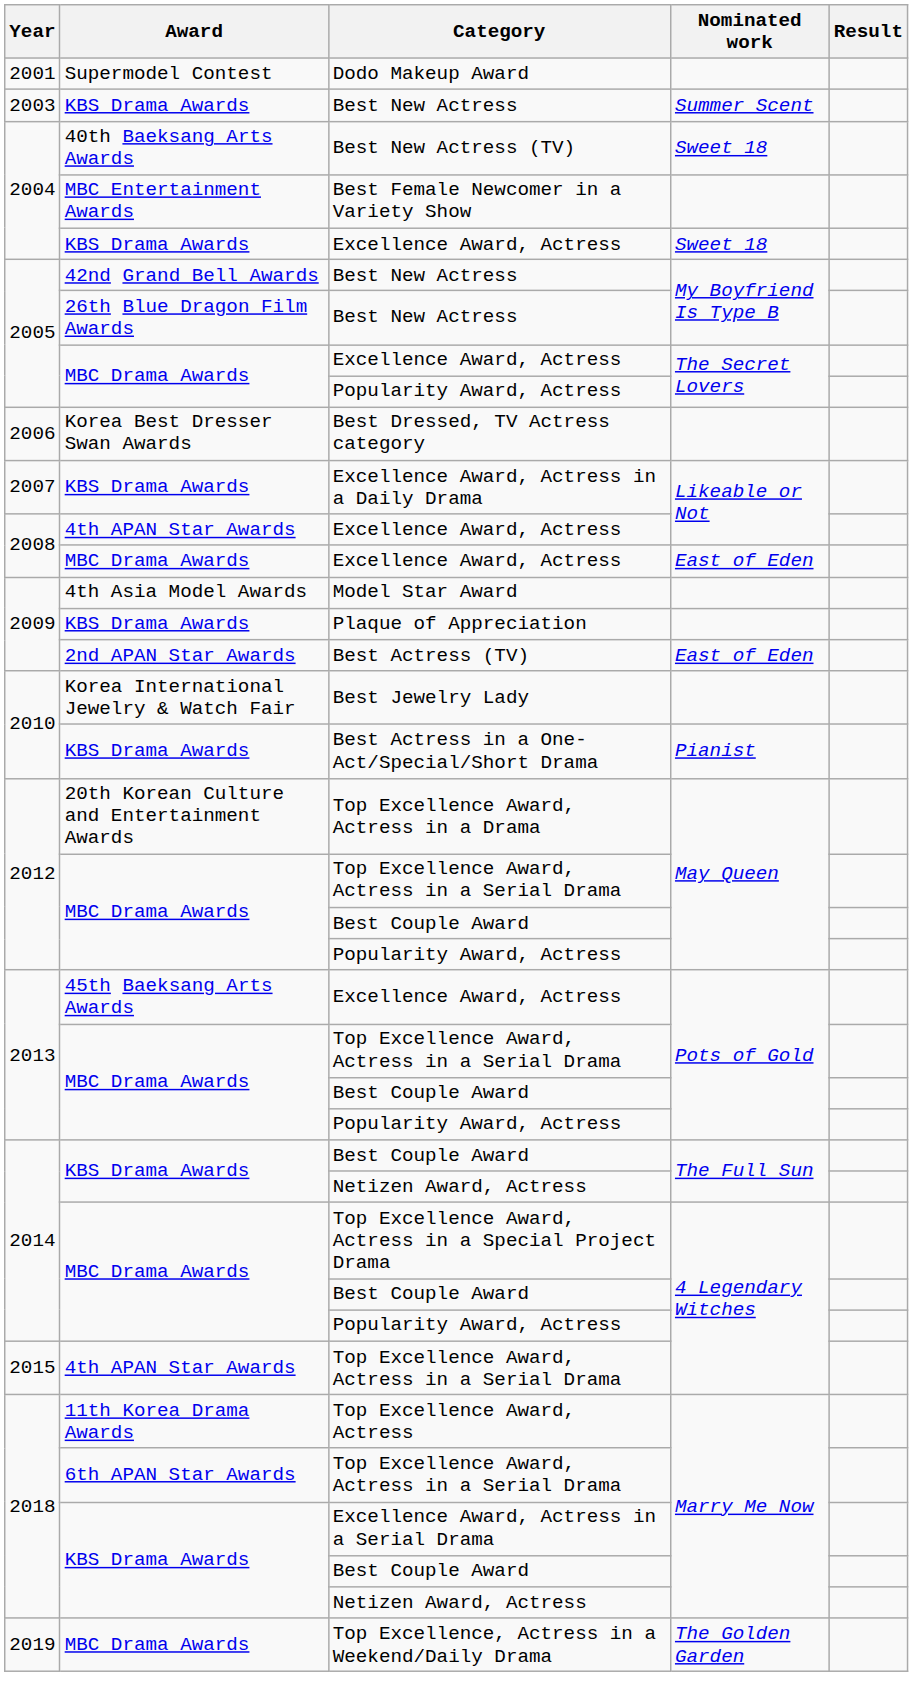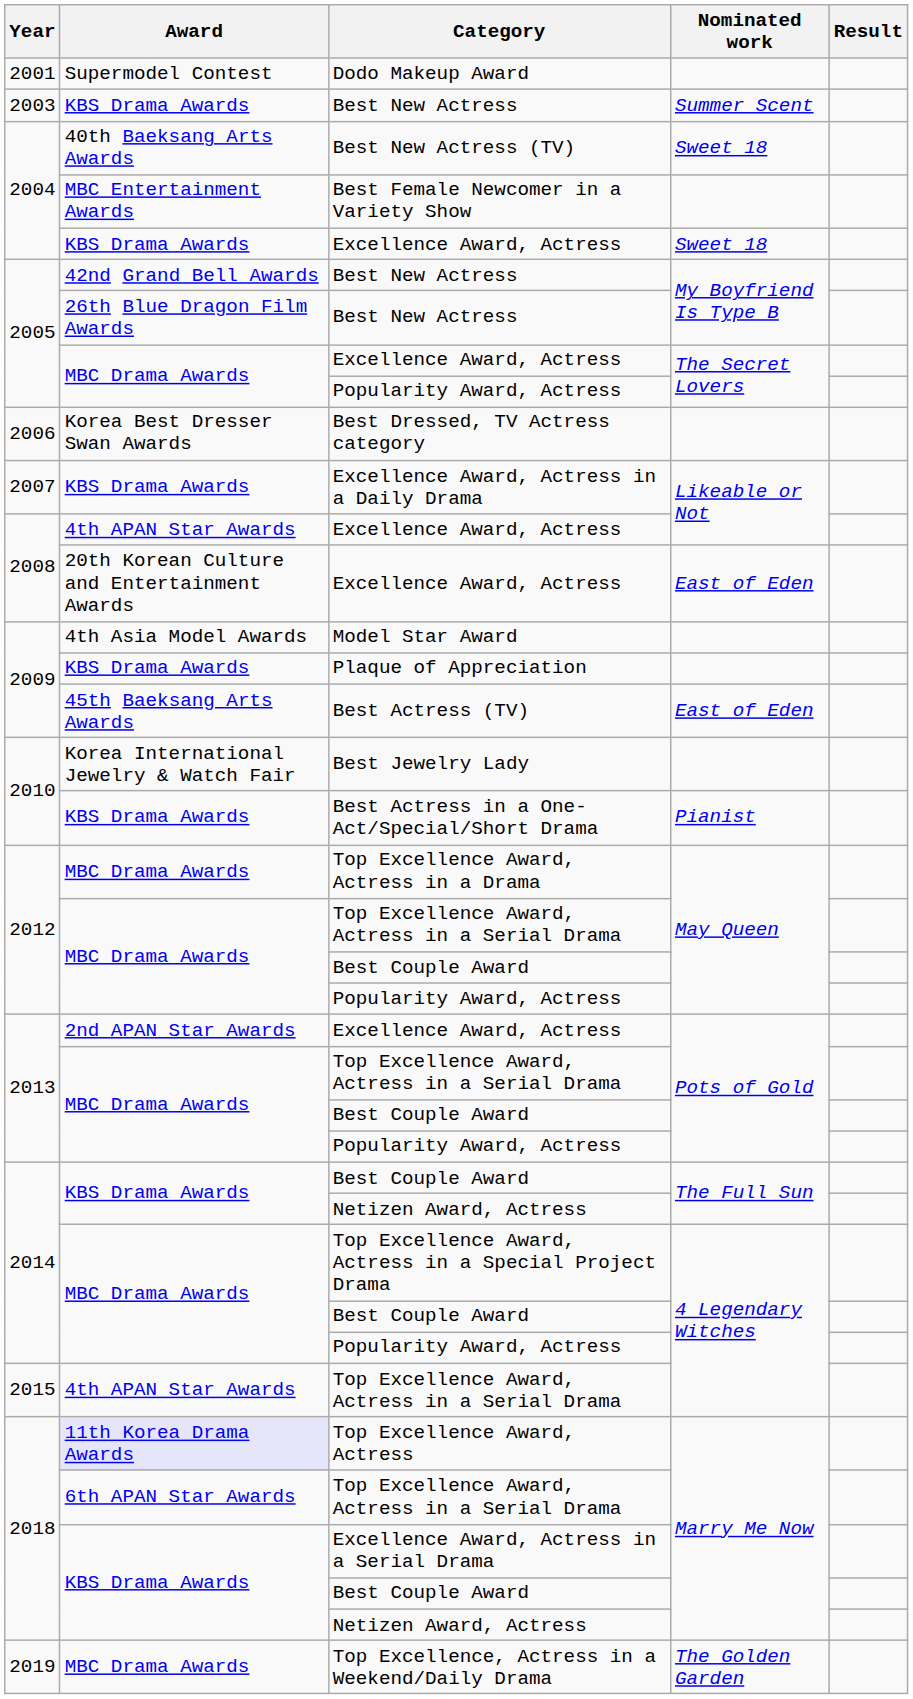(157, 561) MBC Drama Awards -> (174, 583) 20th Korean Culture and Entertainment Awards
(180, 655) 2nd APAN Star Awards -> (169, 711) 45th Baeksang Arts Awards
(174, 816) 20th Korean Culture and Entertainment Awards -> (157, 872) MBC Drama Awards
(169, 997) 45th Baeksang Arts Awards -> (180, 1030) 2nd APAN Star Awards
(157, 1422) no background -> (157, 1444) lavender background
